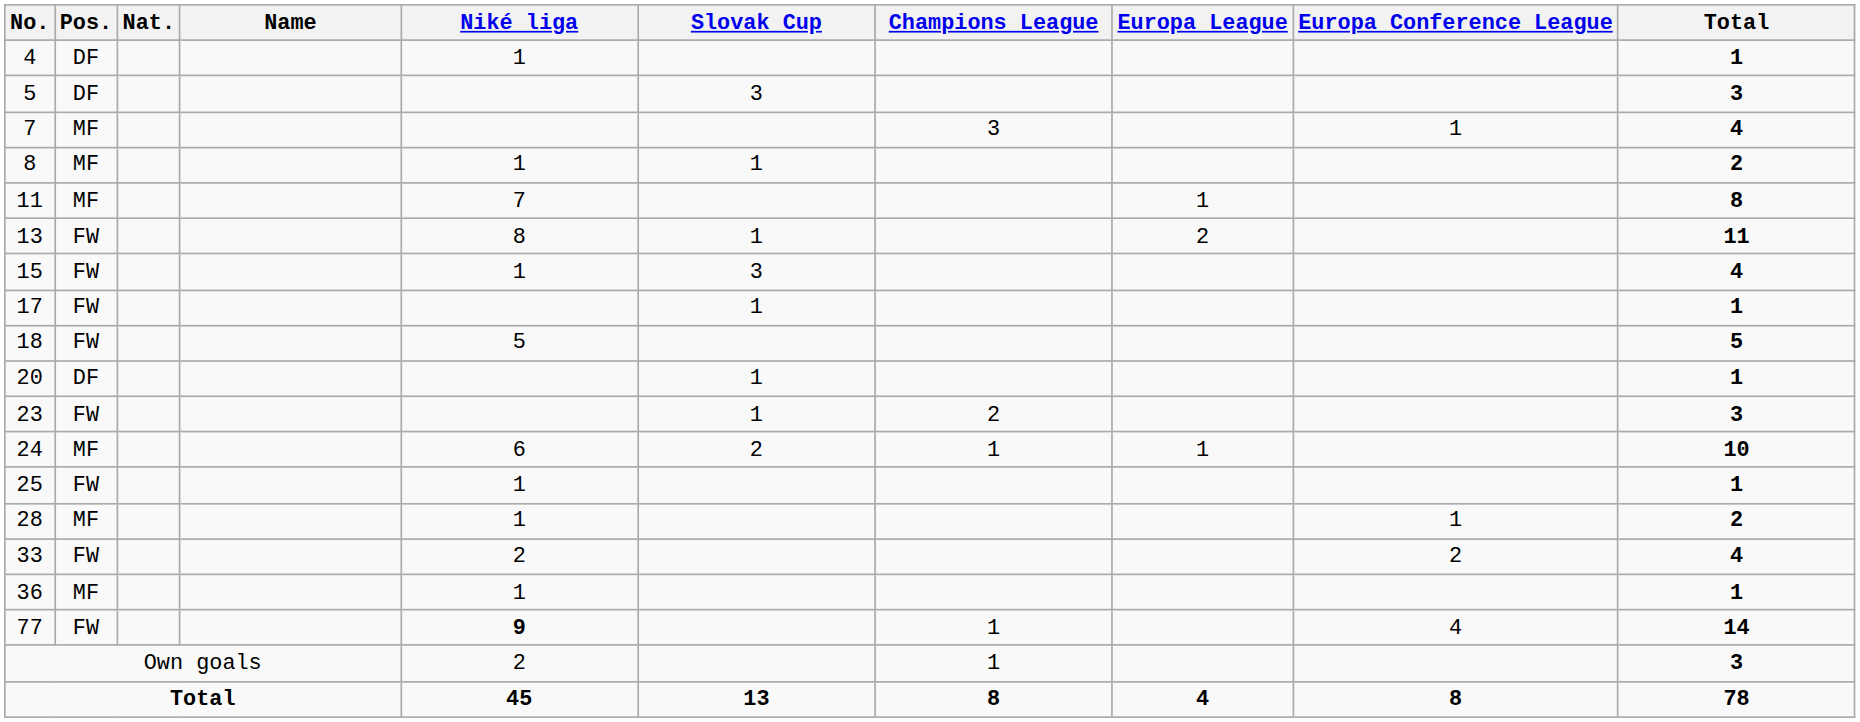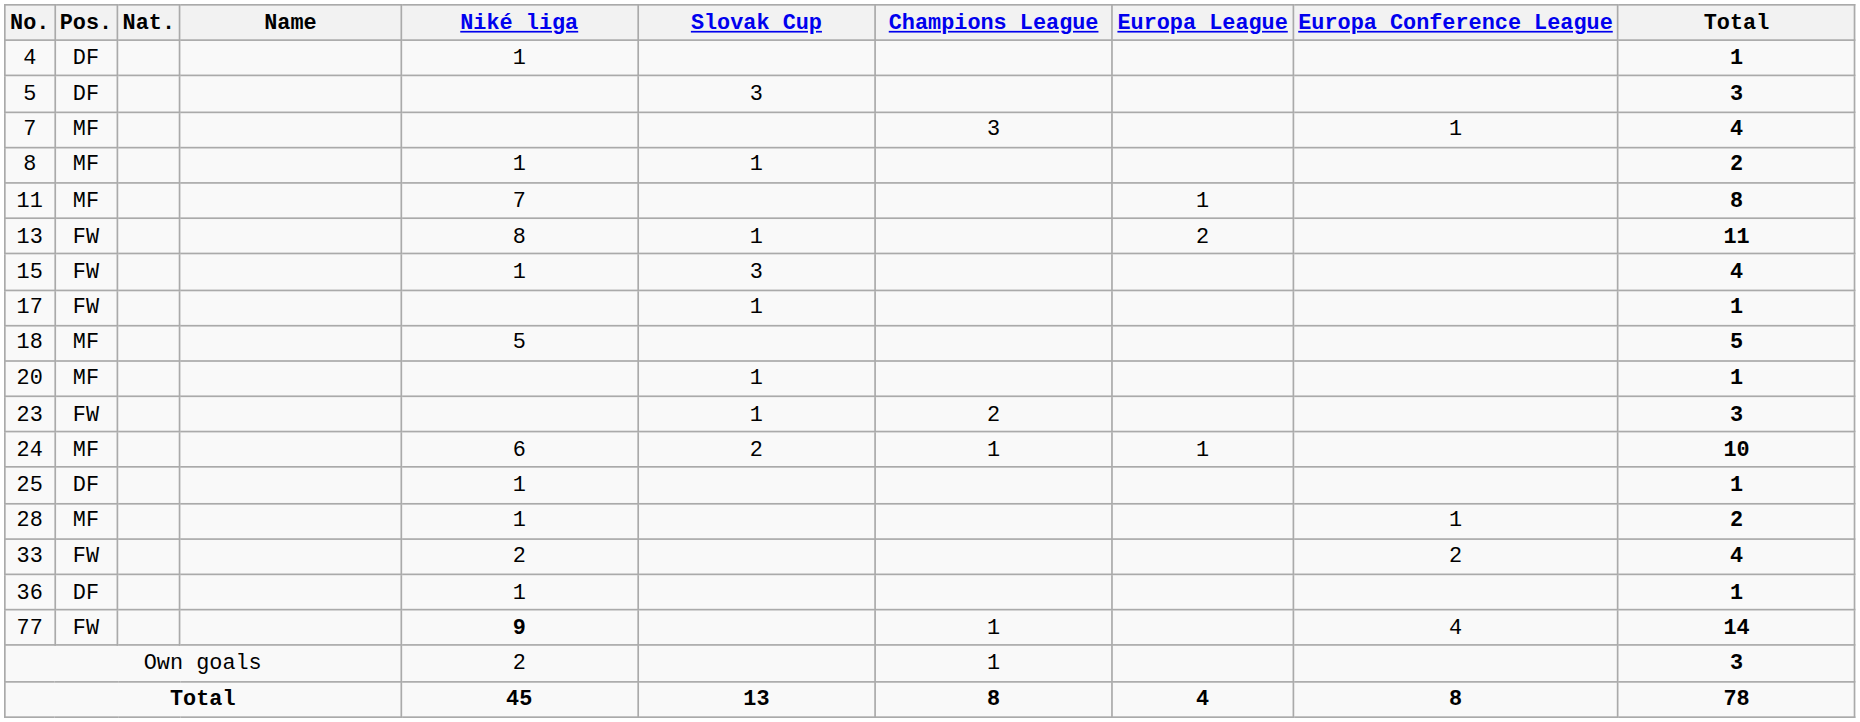(86, 343) FW -> (86, 343) MF
(86, 379) DF -> (86, 379) MF
(86, 485) FW -> (86, 485) DF
(86, 592) MF -> (86, 592) DF
